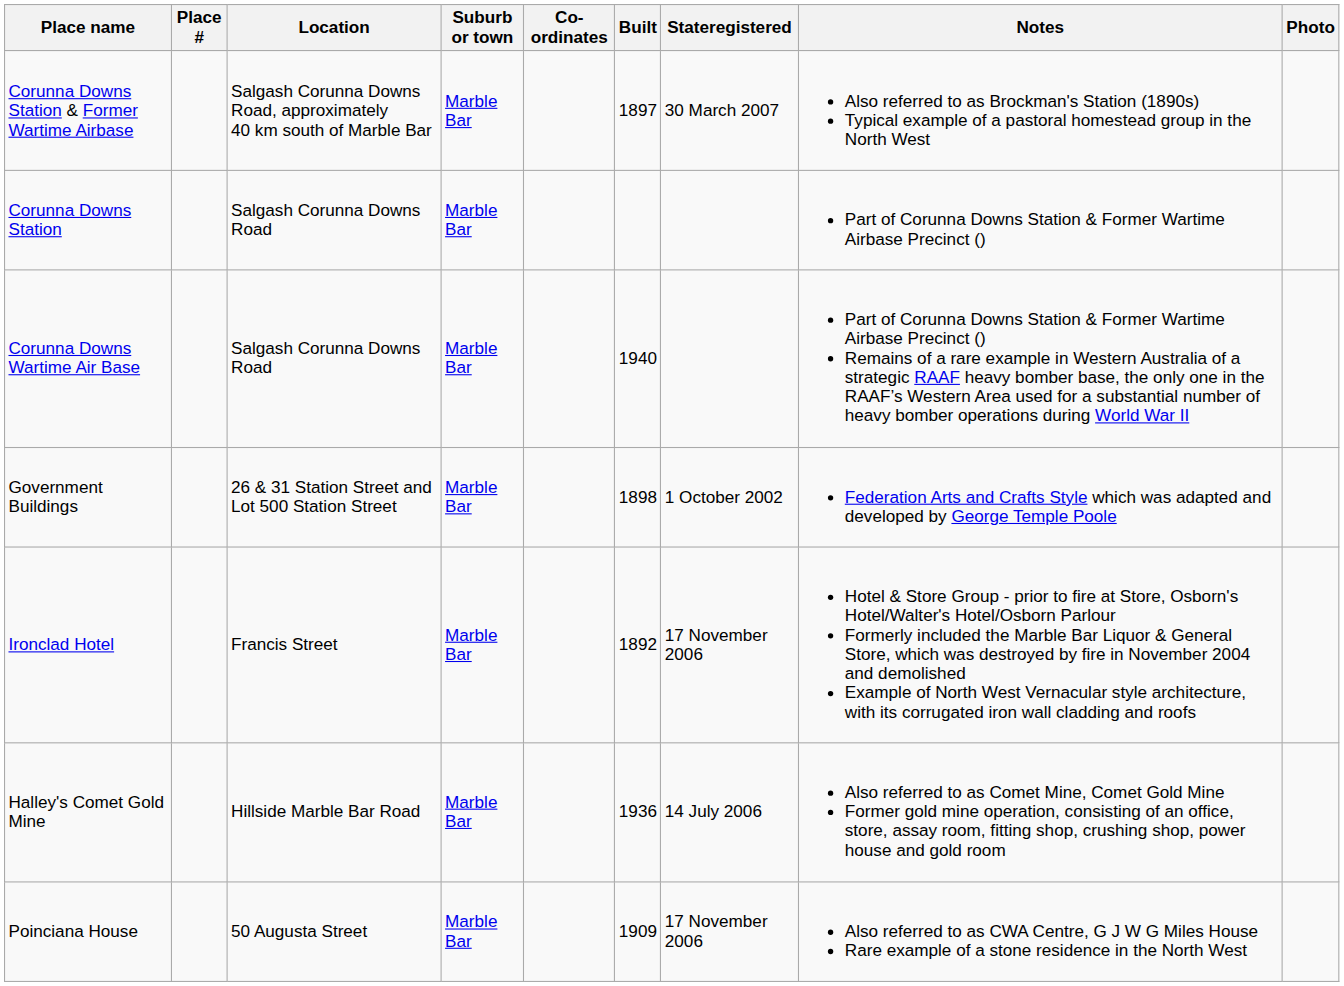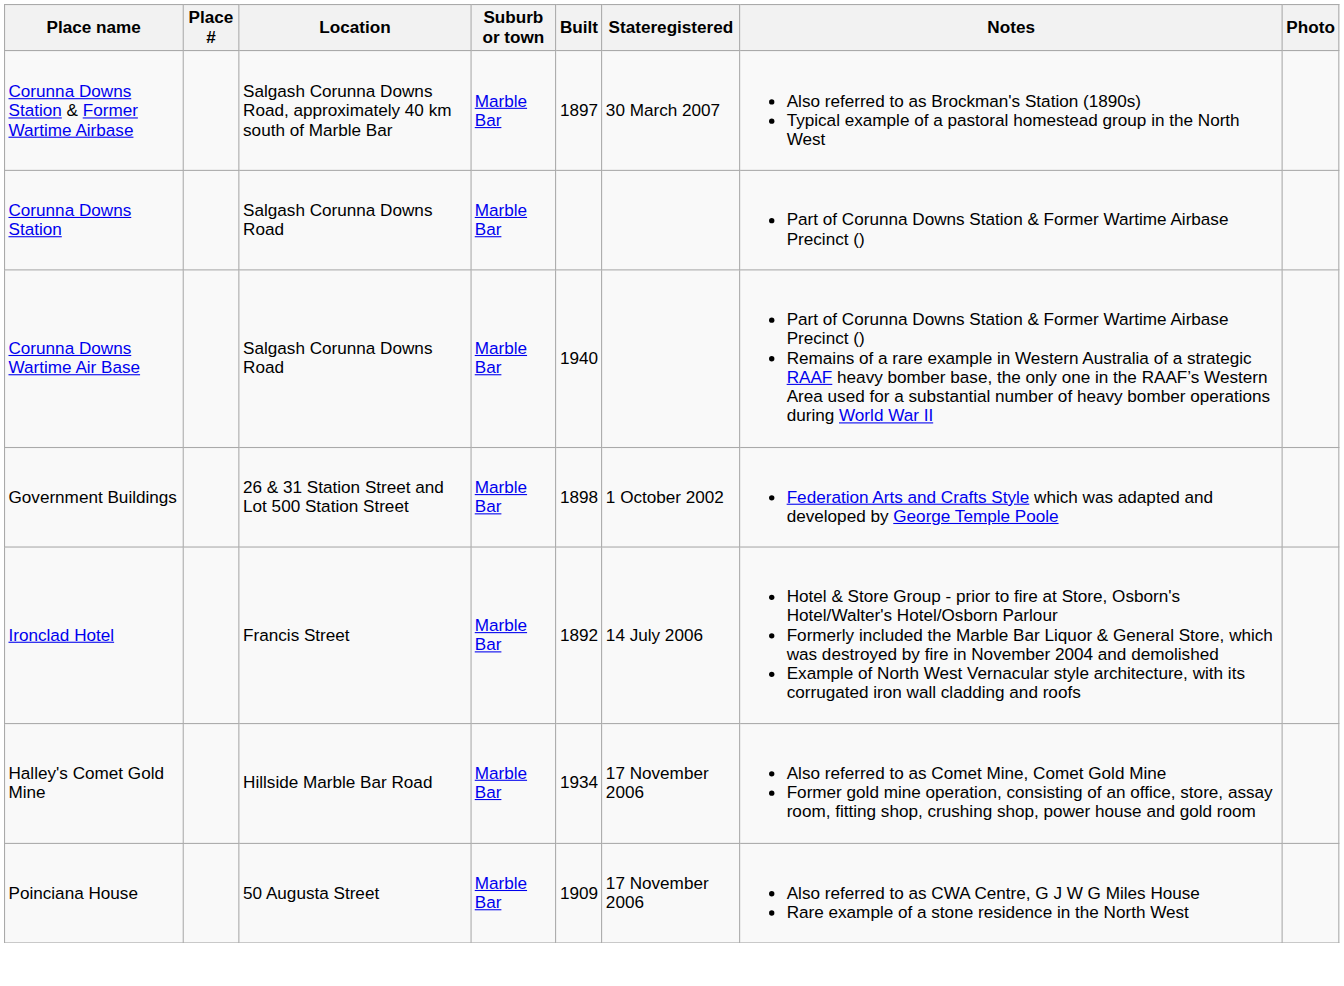- column: (569, 27)
(716, 644) 17 November 2006 -> (654, 635) 14 July 2006
(638, 812) 1936 -> (579, 783) 1934
(713, 812) 14 July 2006 -> (657, 783) 17 November 2006
